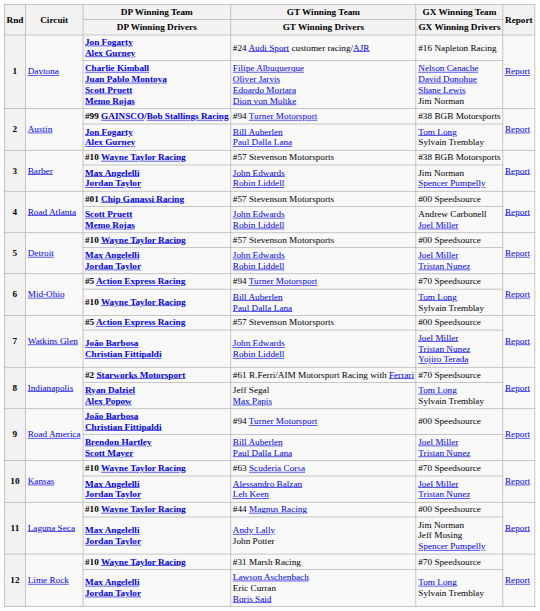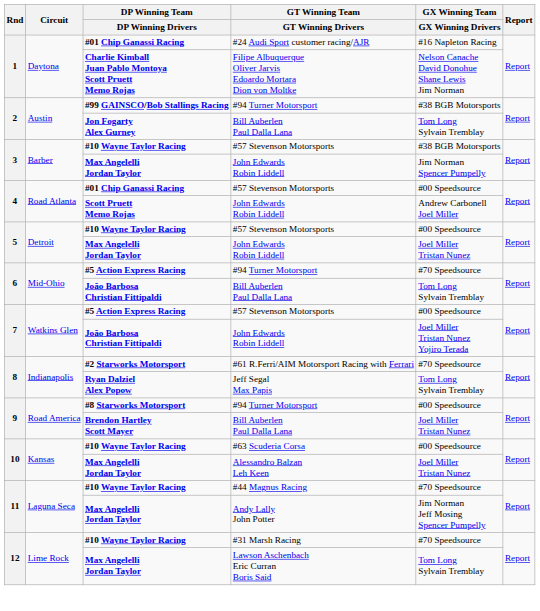(110, 48) Jon Fogarty Alex Gurney -> (134, 42) #01 Chip Ganassi Racing
(135, 302) #10 Wayne Taylor Racing -> (123, 291) João Barbosa Christian Fittipaldi
(123, 422) João Barbosa Christian Fittipaldi -> (135, 405) #8 Starworks Motorsport
(450, 468) #70 Speedsource -> (450, 447) #00 Speedsource
(450, 510) #00 Speedsource -> (450, 488) #70 Speedsource
